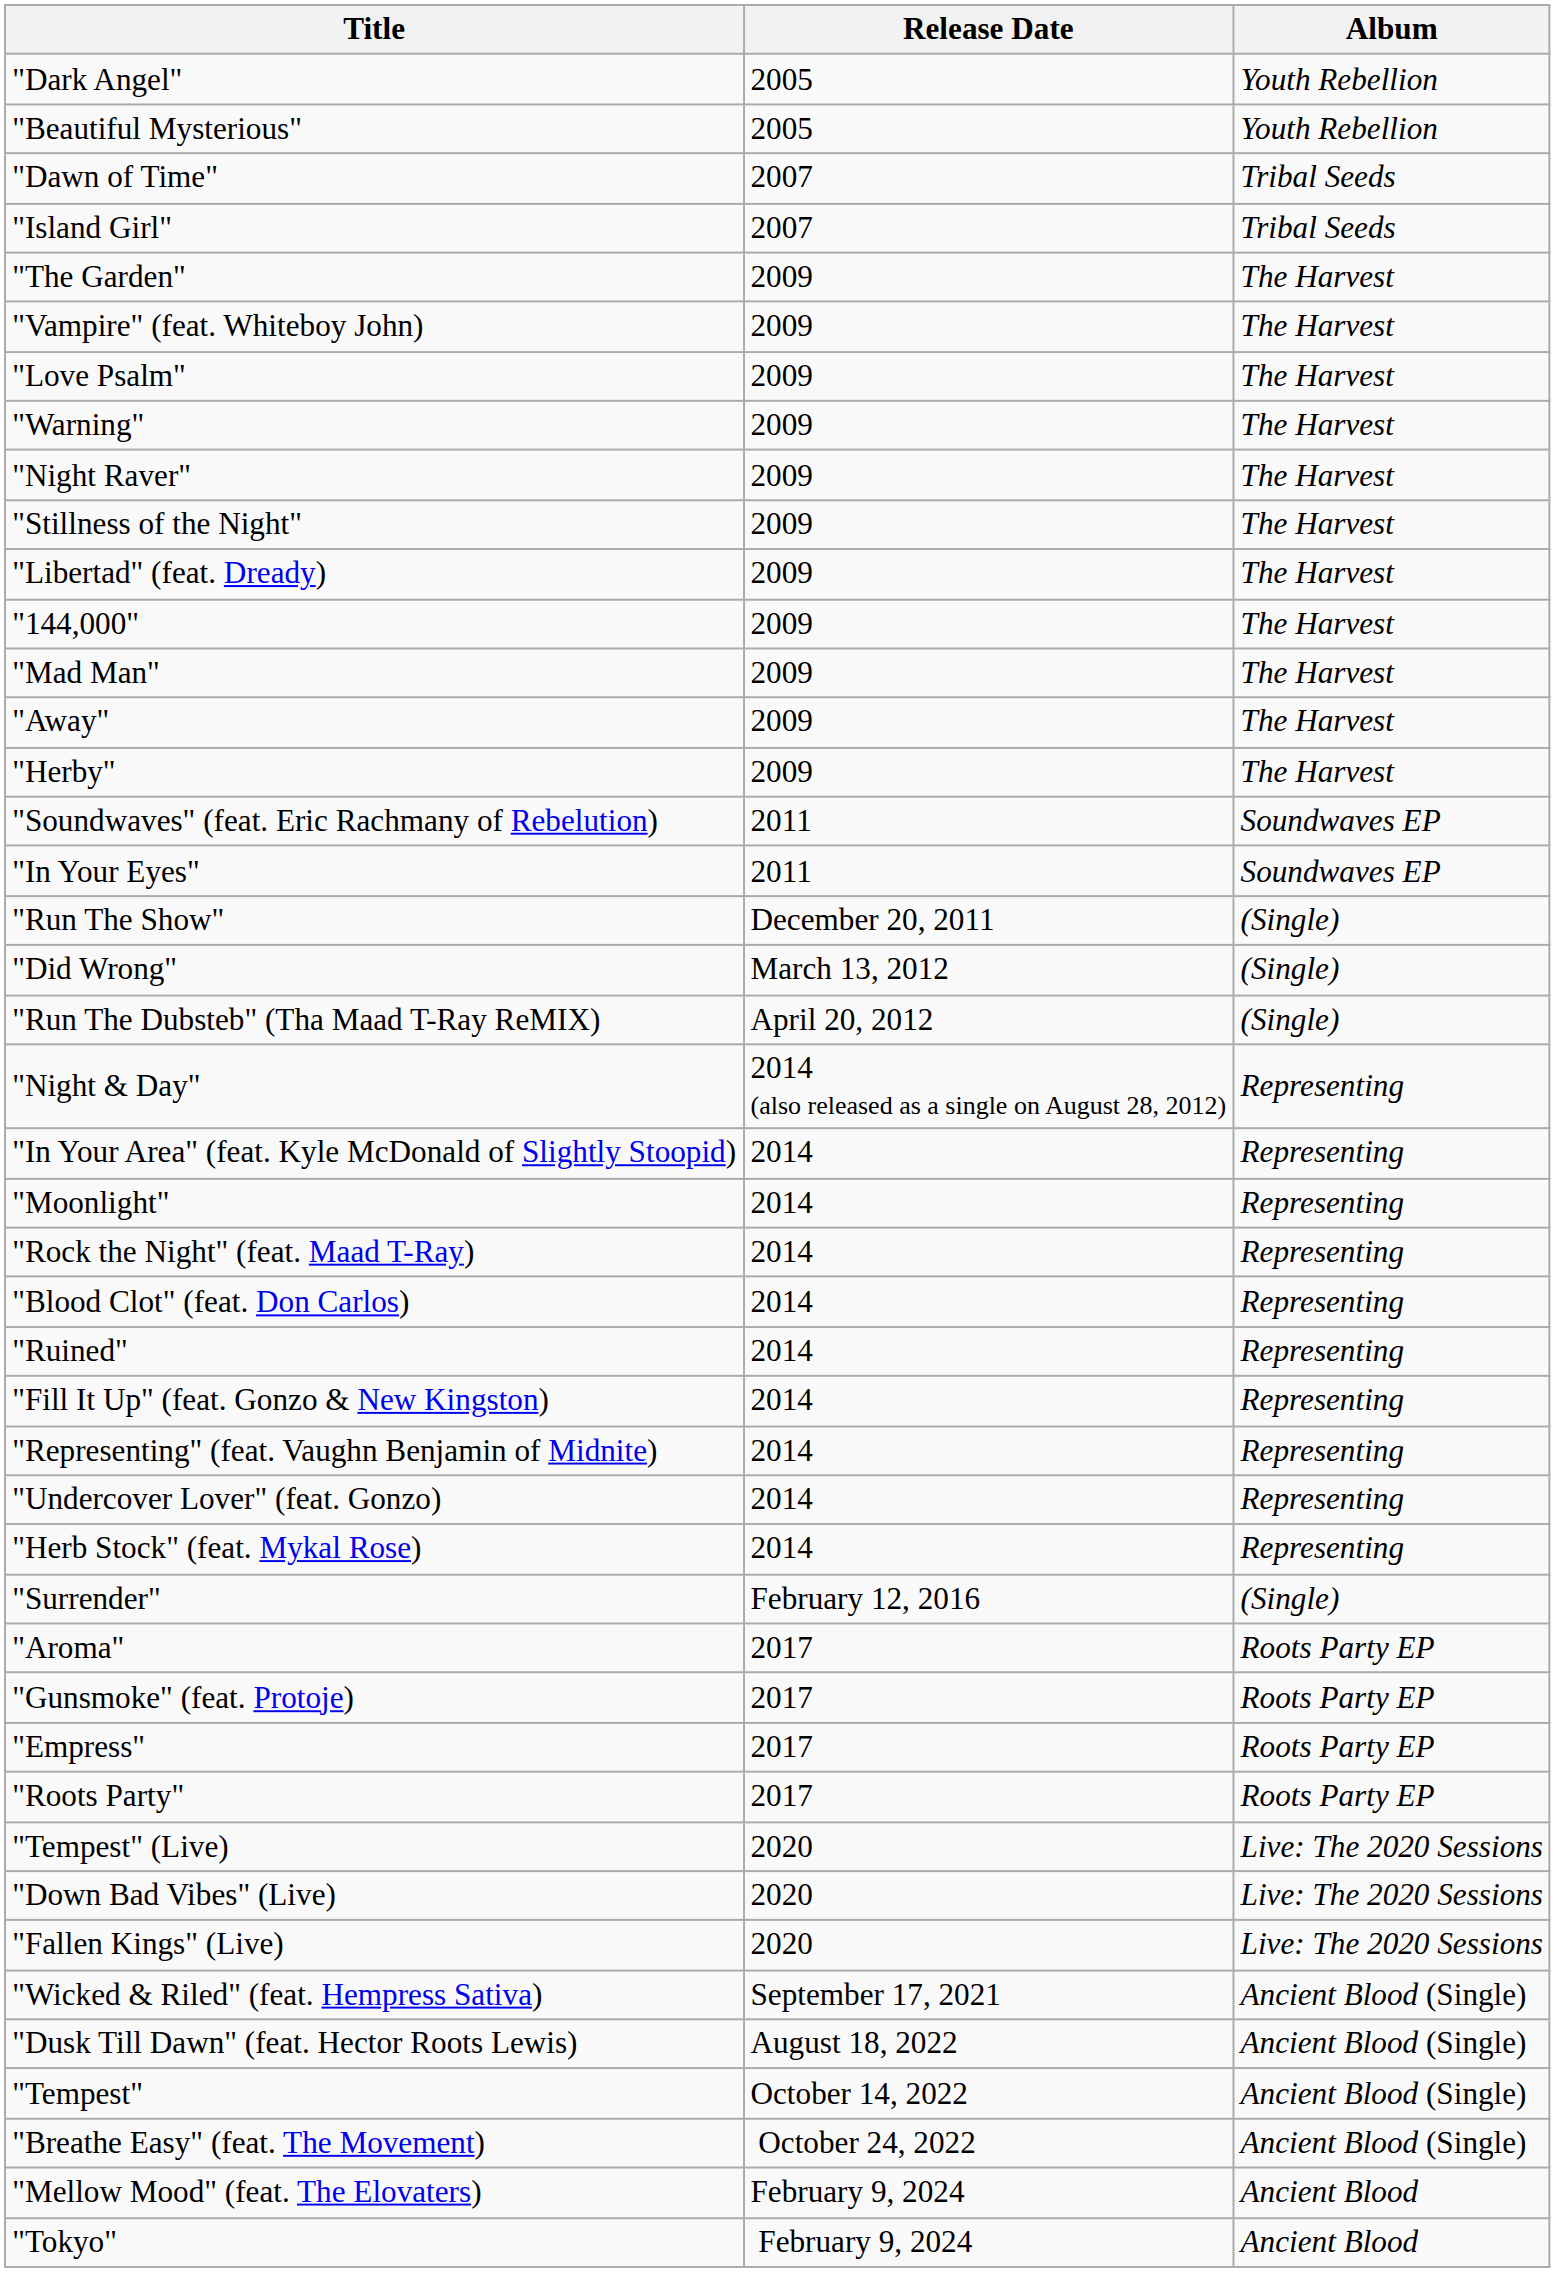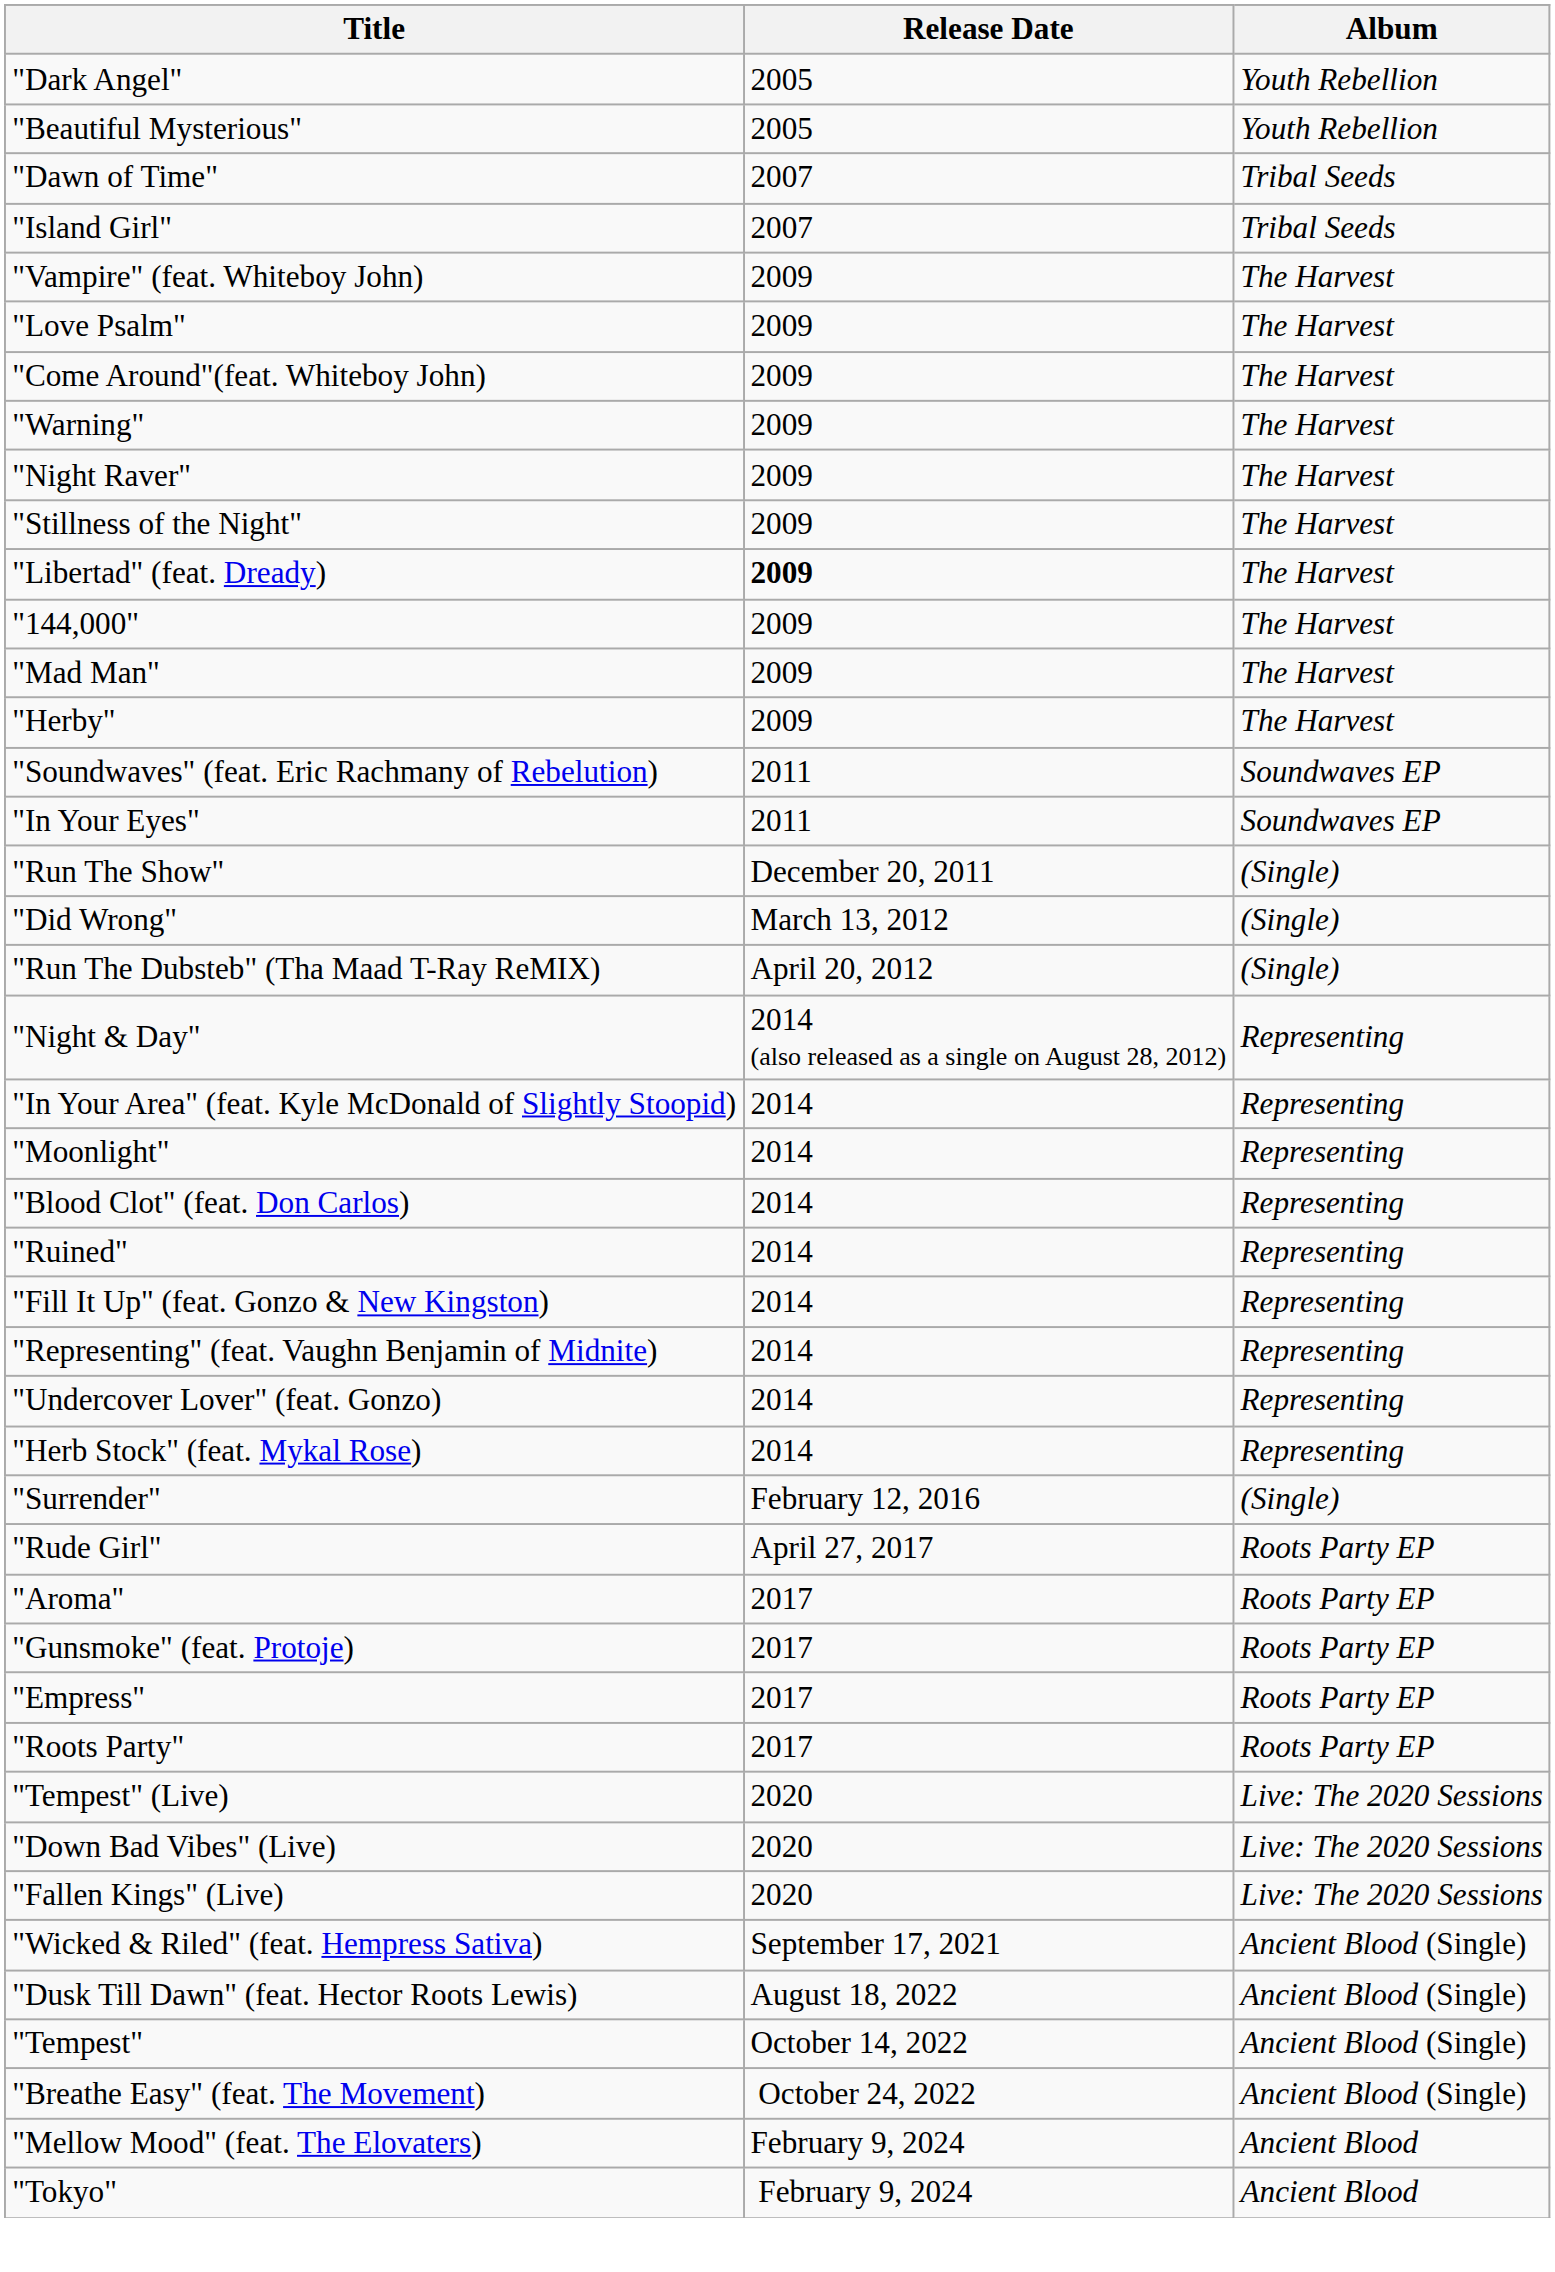- row: (99, 276)
+ row: (249, 375)
(782, 573) normal -> (782, 573) bold
- row: (61, 721)
- row: (243, 1251)
+ row: (87, 1548)
